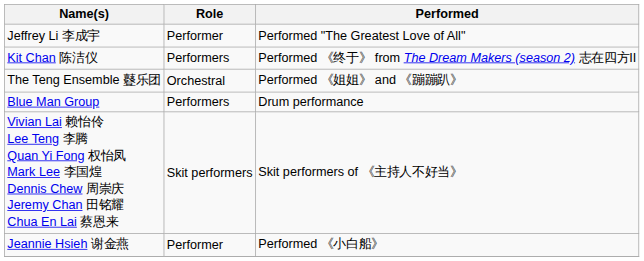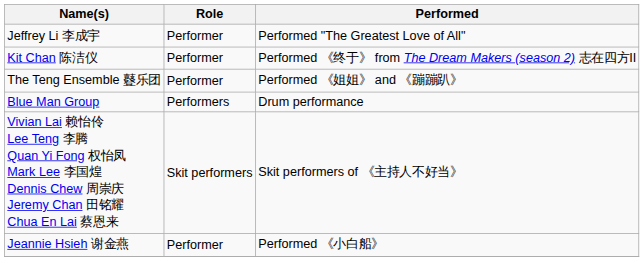(198, 58) Performers -> (195, 58) Performer
(196, 80) Orchestral -> (195, 80) Performer
